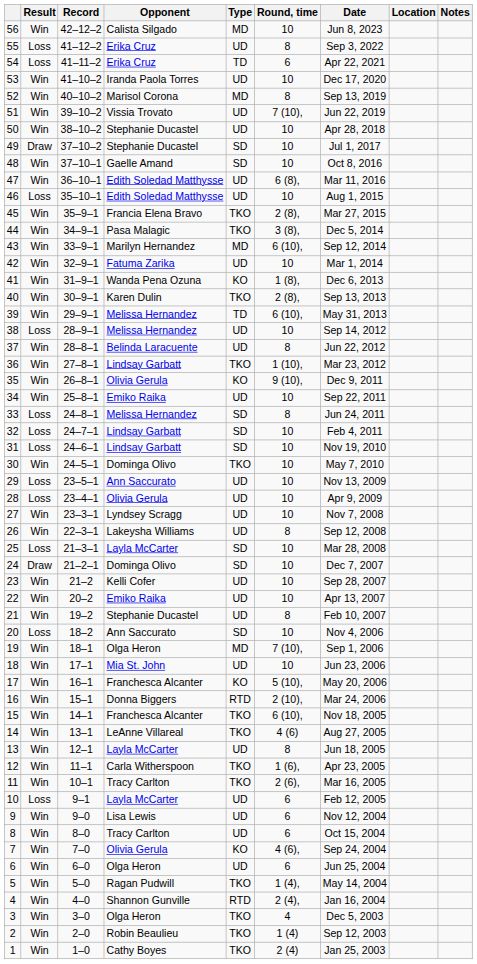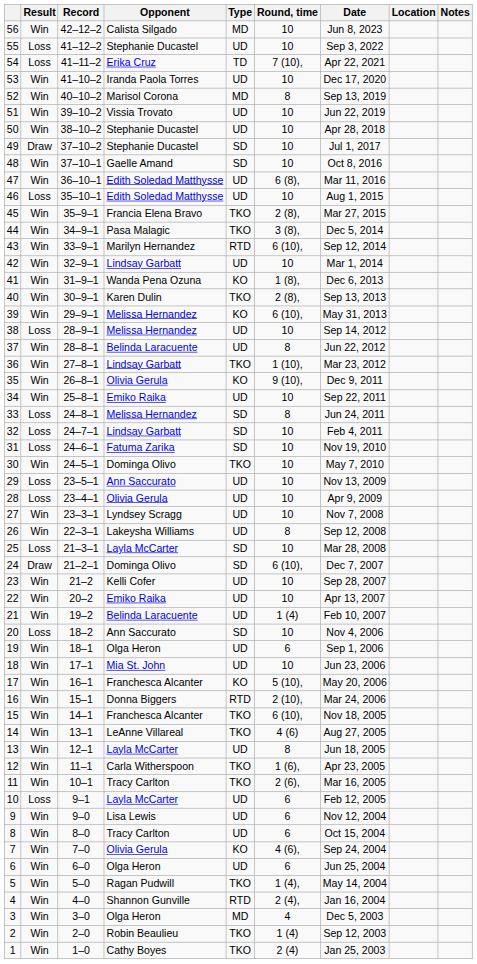(131, 46) Erika Cruz -> (152, 46) Stephanie Ducastel
(287, 46) 8 -> (287, 46) 10
(287, 63) 6 -> (287, 63) 7 (10),
(287, 113) 7 (10), -> (287, 113) 10
(240, 247) MD -> (240, 247) RTD
(141, 264) Fatuma Zarika -> (144, 264) Lindsay Garbatt
(240, 314) TD -> (240, 314) KO
(144, 448) Lindsay Garbatt -> (141, 448) Fatuma Zarika
(287, 565) 10 -> (287, 565) 6 (10),
(152, 615) Stephanie Ducastel -> (152, 615) Belinda Laracuente
(287, 615) 8 -> (287, 615) 1 (4)
(240, 649) MD -> (240, 649) UD
(287, 649) 7 (10), -> (287, 649) 6
(240, 917) TKO -> (240, 917) MD
